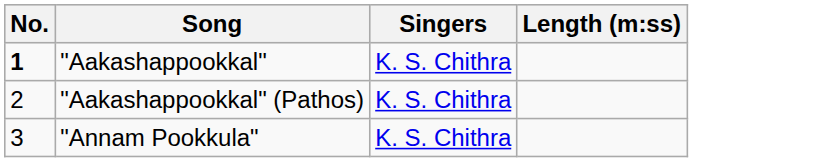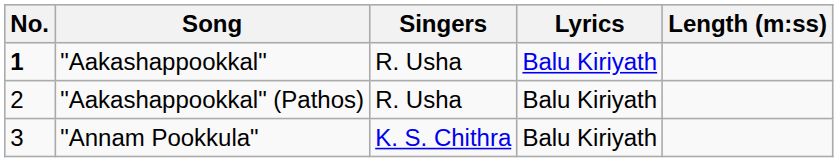+ column: (590, 24)
(443, 62) K. S. Chithra -> (419, 62) R. Usha
(443, 100) K. S. Chithra -> (419, 100) R. Usha
